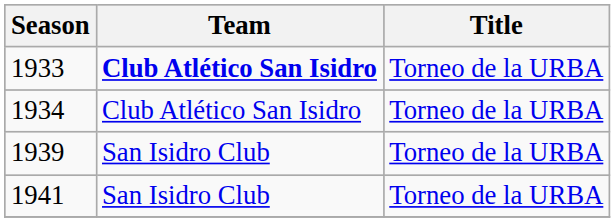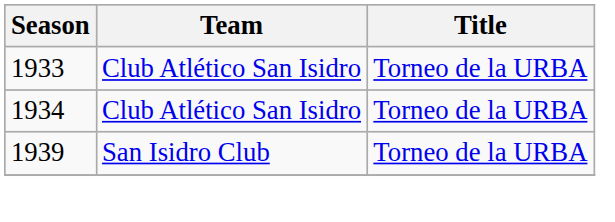(239, 68) bold -> (232, 68) normal
- row: (38, 195)
